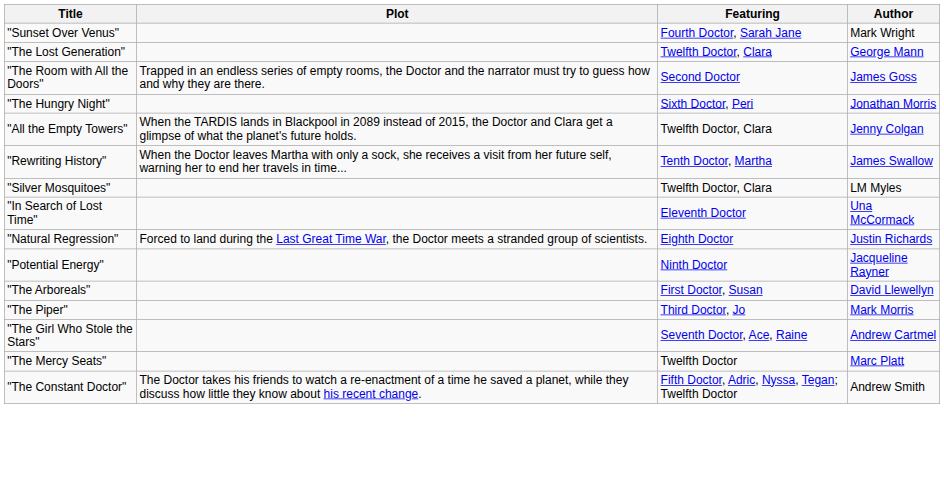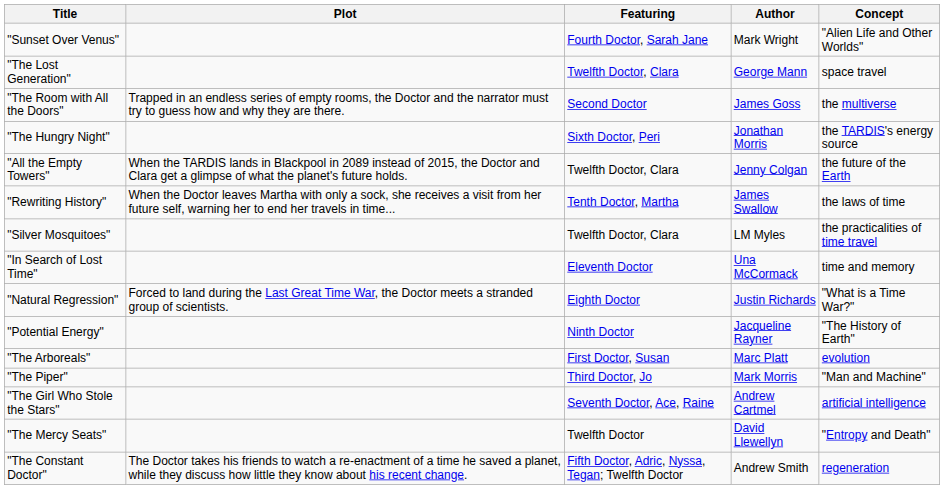+ column: (879, 14)
(892, 290) David Llewellyn -> (761, 358) Marc Platt
(877, 361) Marc Platt -> (758, 435) David Llewellyn
